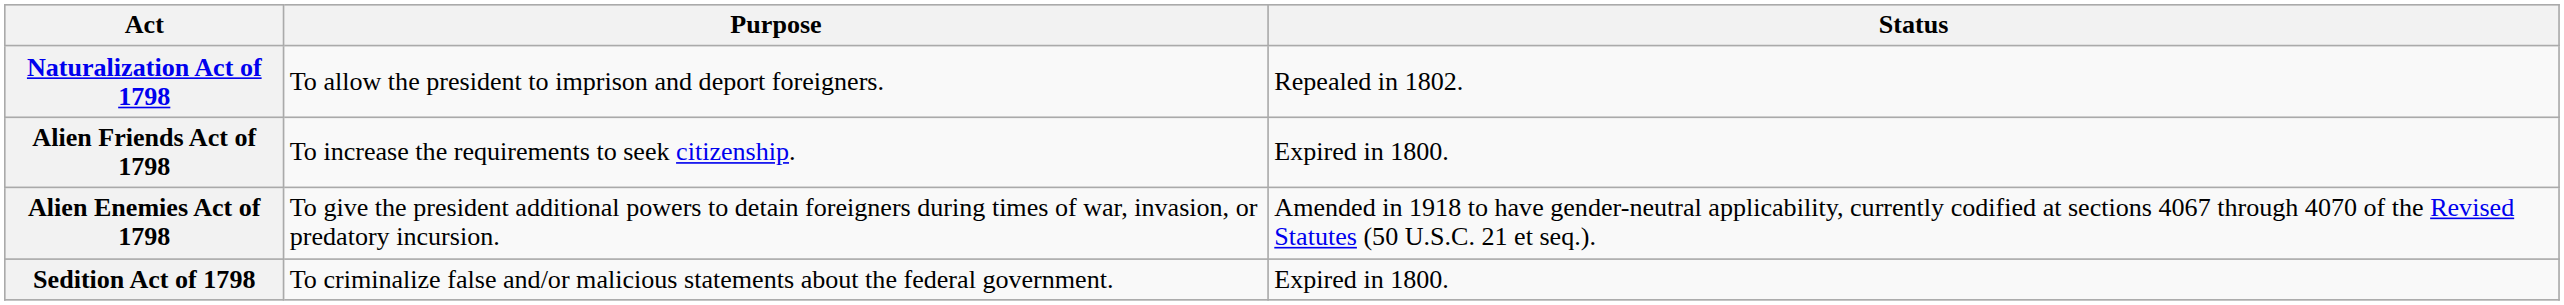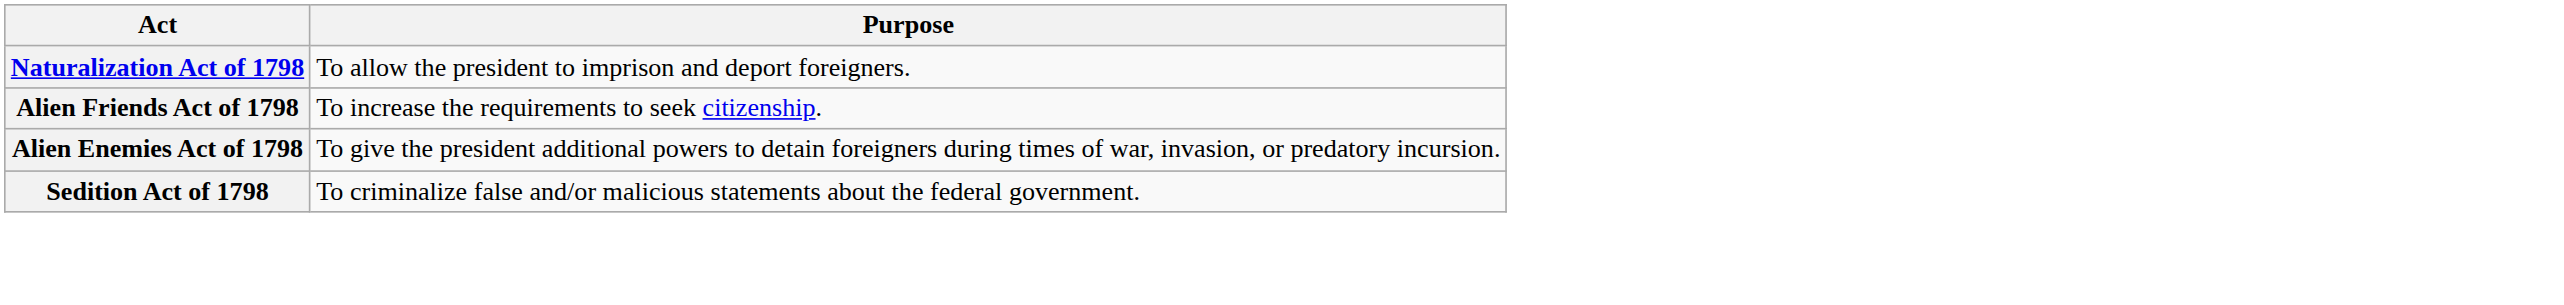- column: (1914, 25)
